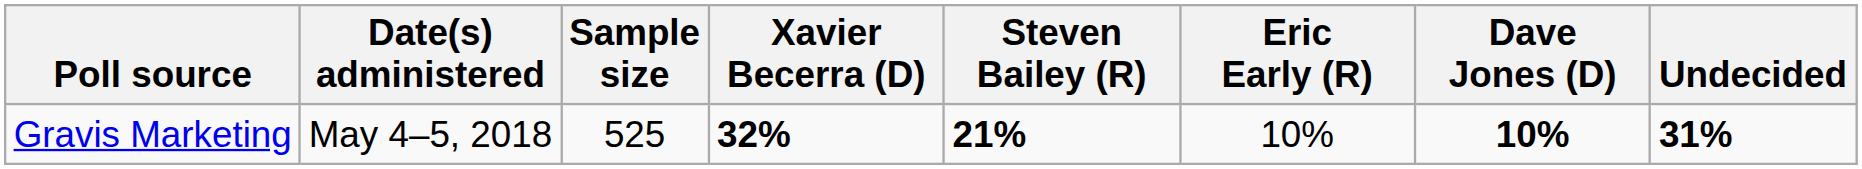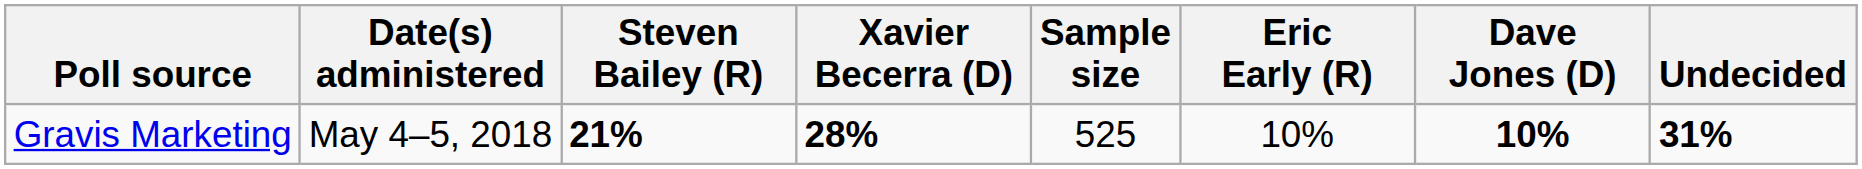columns swapped: (635, 54) <-> (1062, 54)
(754, 133) 32% -> (841, 133) 28%
